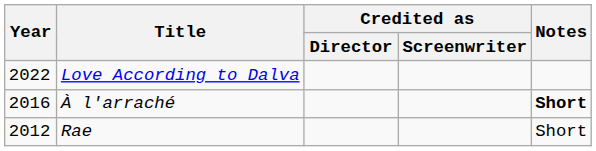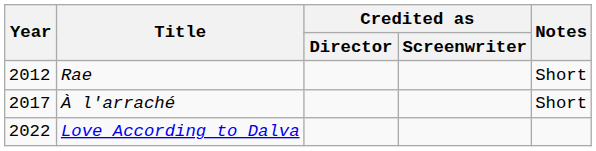rows swapped: (76, 131) <-> (180, 75)
(30, 103) 2016 -> (30, 103) 2017
(561, 103) bold -> (561, 103) normal
